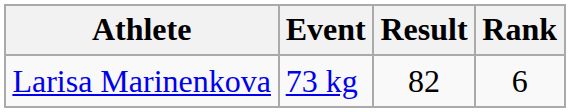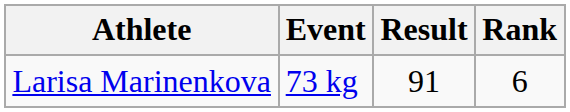(424, 80) 82 -> (424, 80) 91
